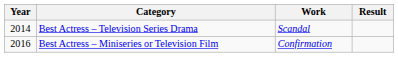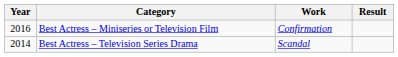rows swapped: (118, 28) <-> (129, 44)
